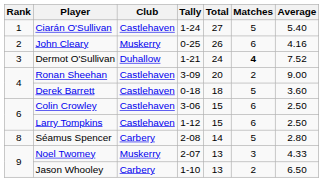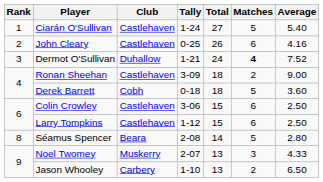(140, 43) Muskerry -> (147, 43) Castlehaven
(217, 75) 20 -> (217, 75) 18
(147, 91) Castlehaven -> (131, 91) Cobh
(137, 138) Carbery -> (133, 138) Beara
